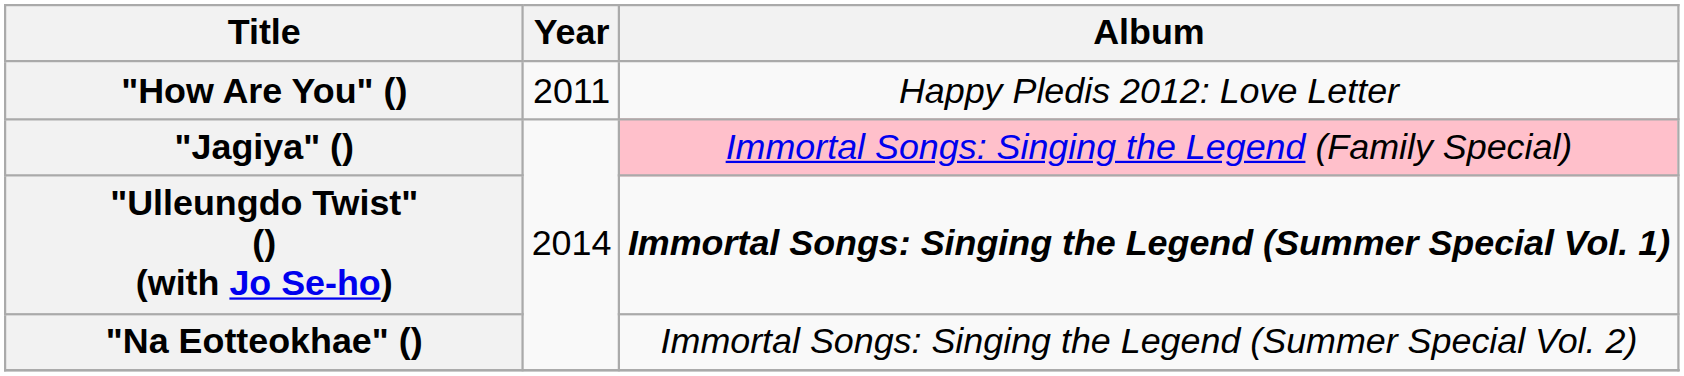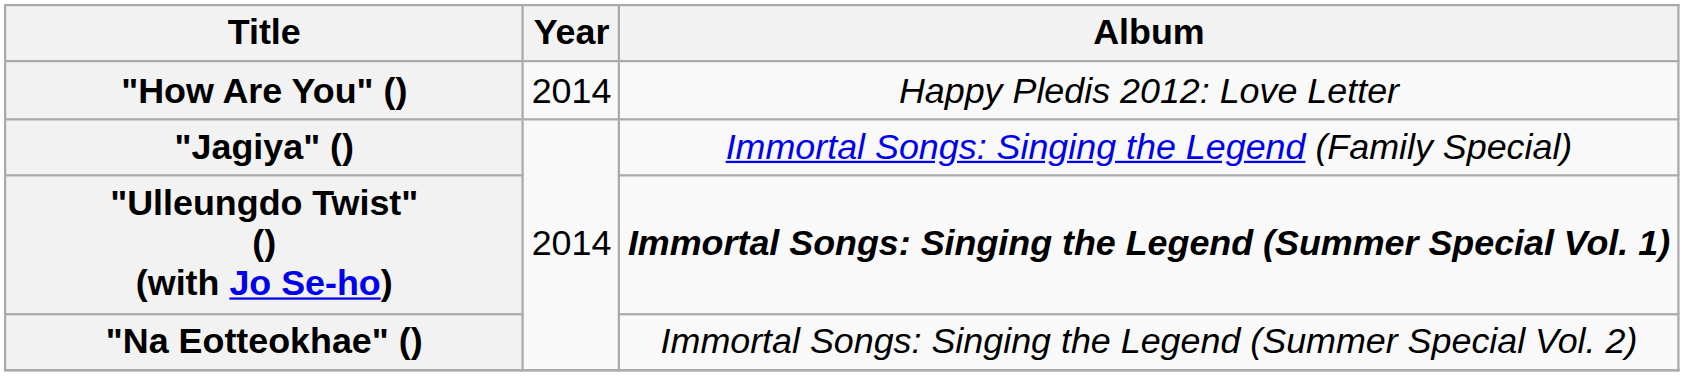(572, 89) 2011 -> (572, 89) 2014
(1149, 146) pink background -> (1149, 146) no background
